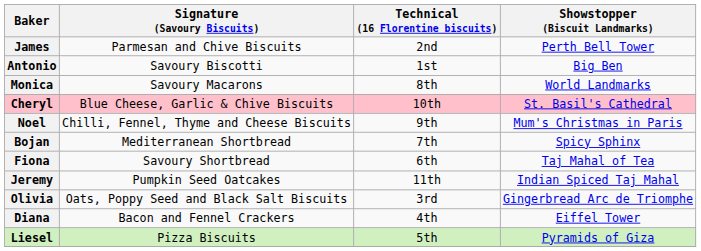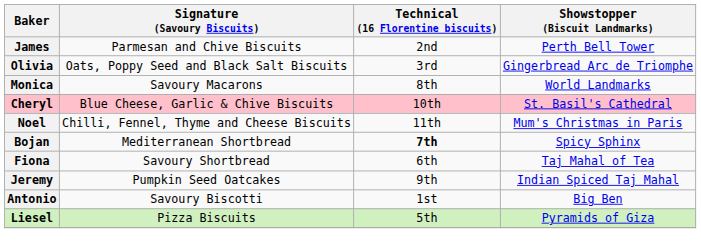rows swapped: (32, 199) <-> (32, 66)
(427, 123) 9th -> (427, 123) 11th
(427, 142) normal -> (427, 142) bold
(427, 180) 11th -> (427, 180) 9th
- row: (32, 218)
